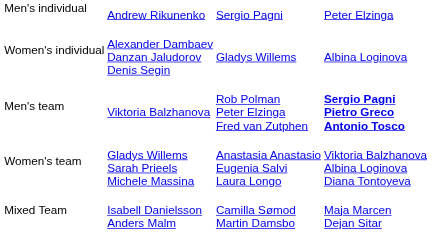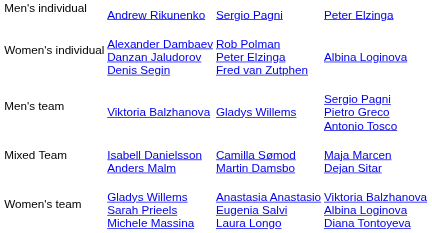(256, 57) Gladys Willems -> (262, 57) Rob Polman Peter Elzinga Fred van Zutphen
(262, 112) Rob Polman Peter Elzinga Fred van Zutphen -> (256, 112) Gladys Willems
(364, 112) bold -> (361, 112) normal
rows swapped: (43, 161) <-> (36, 210)
